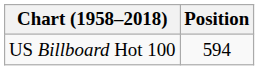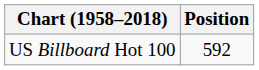(217, 49) 594 -> (217, 49) 592
